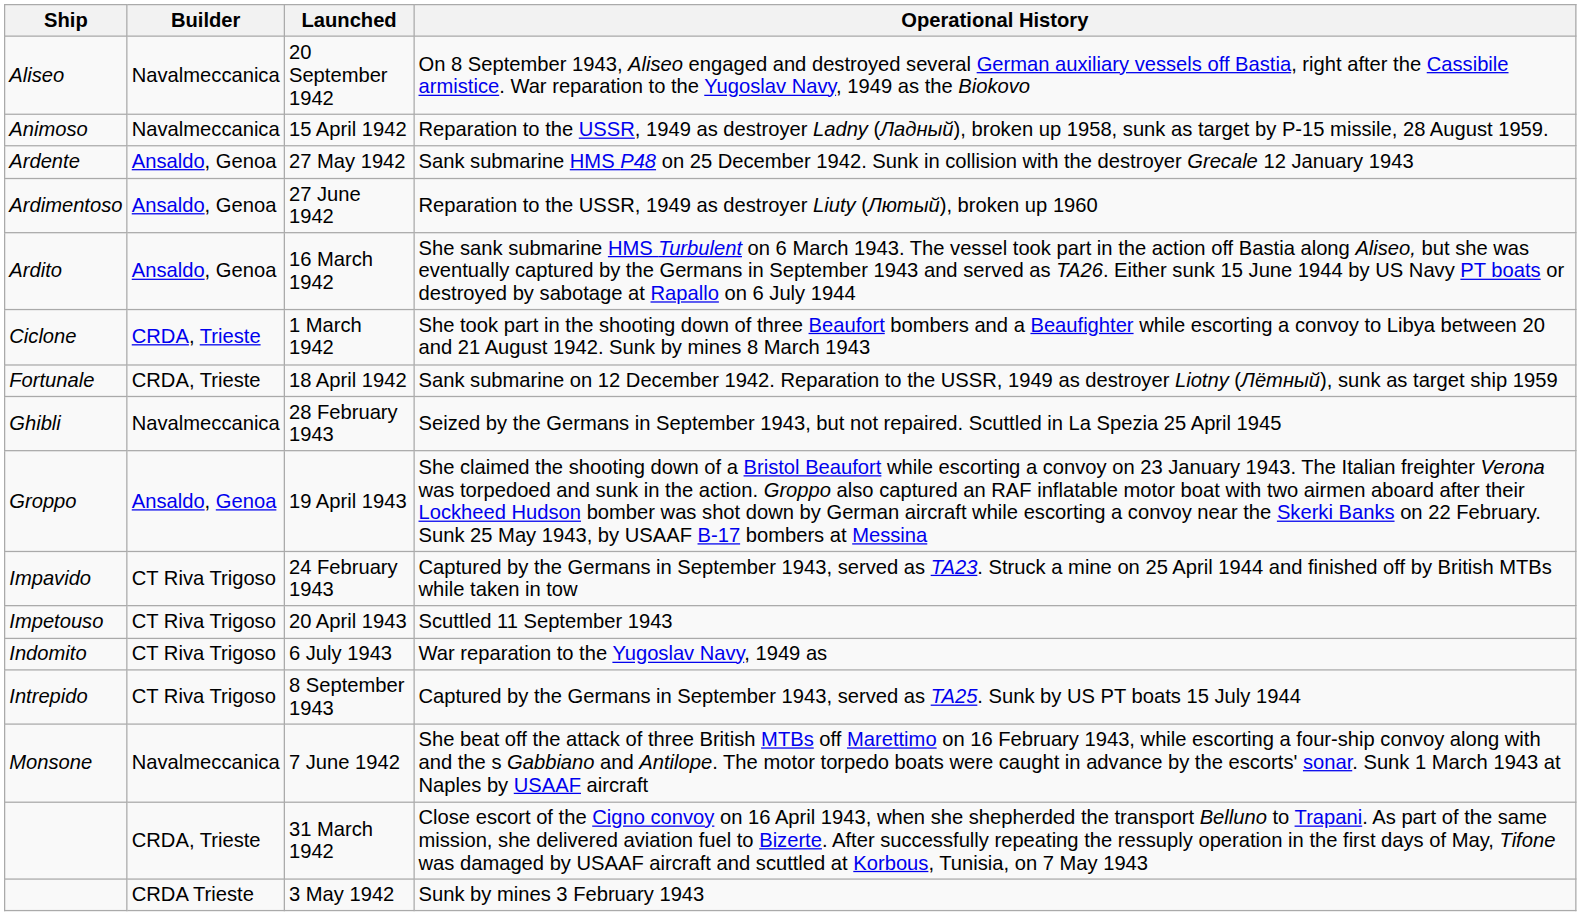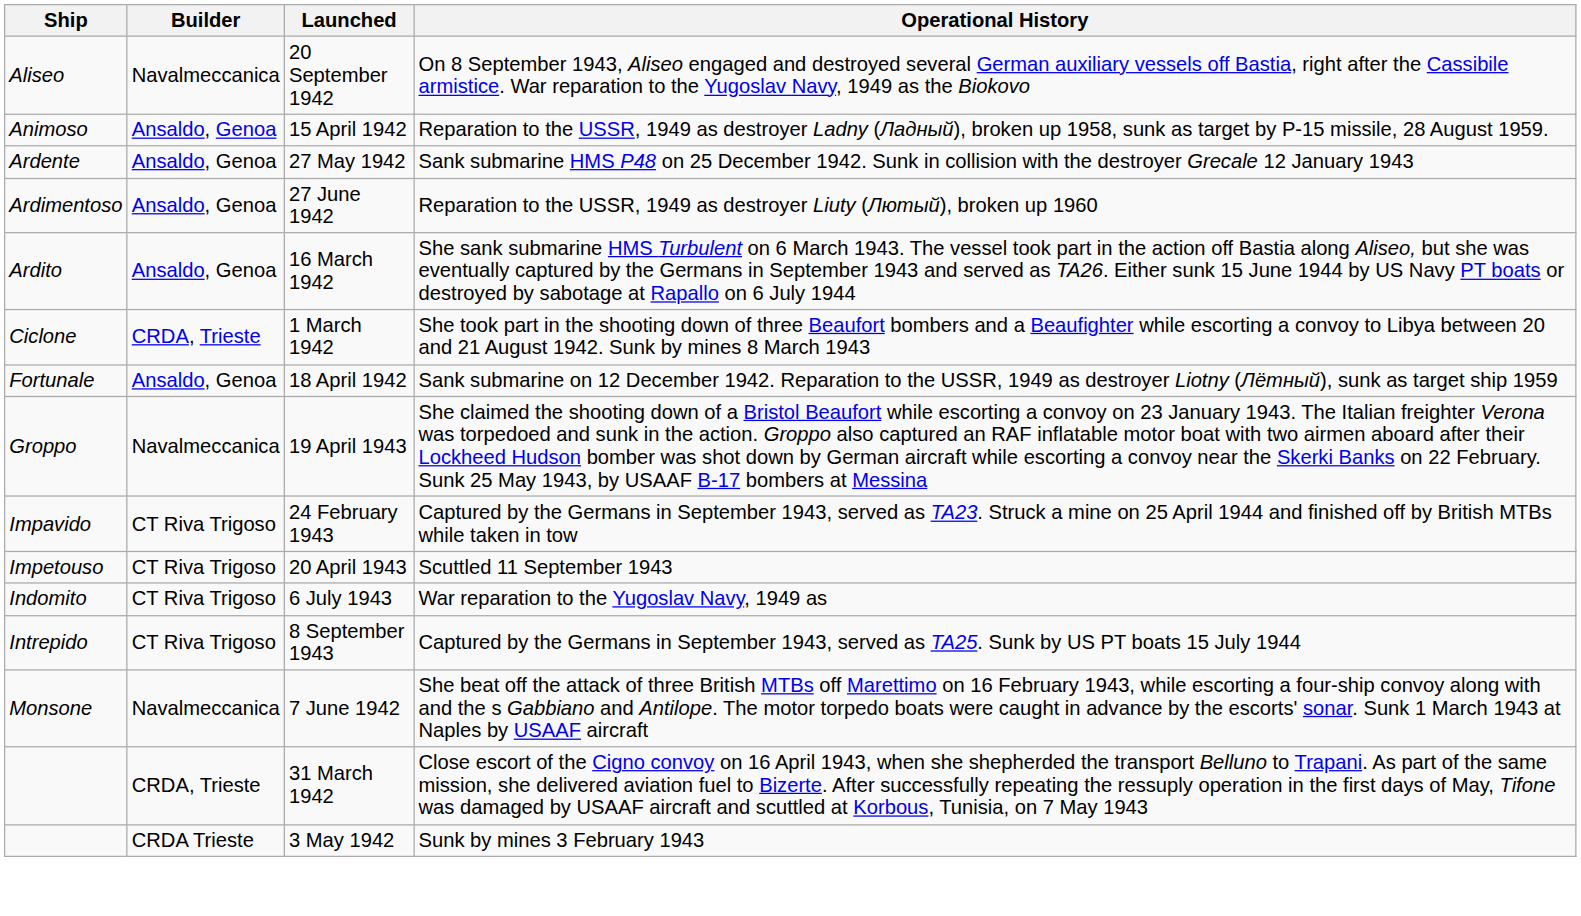(206, 129) Navalmeccanica -> (204, 129) Ansaldo, Genoa
(196, 380) CRDA, Trieste -> (204, 380) Ansaldo, Genoa
- row: (343, 423)
(204, 501) Ansaldo, Genoa -> (206, 446) Navalmeccanica
